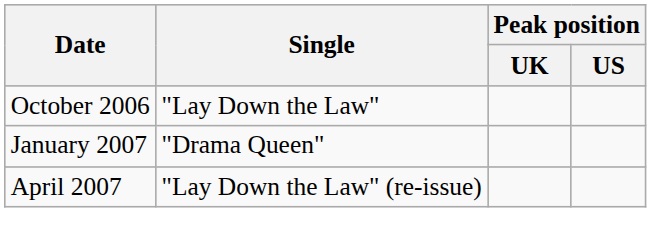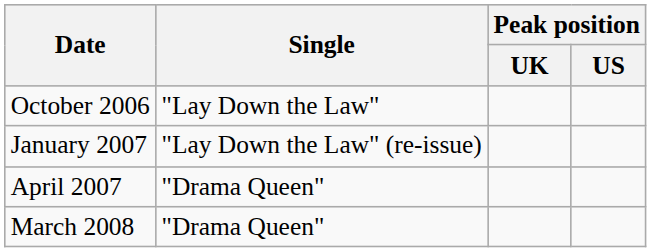(243, 145) "Drama Queen" -> (322, 145) "Lay Down the Law" (re-issue)
(322, 186) "Lay Down the Law" (re-issue) -> (243, 186) "Drama Queen"
+ row: (72, 226)
